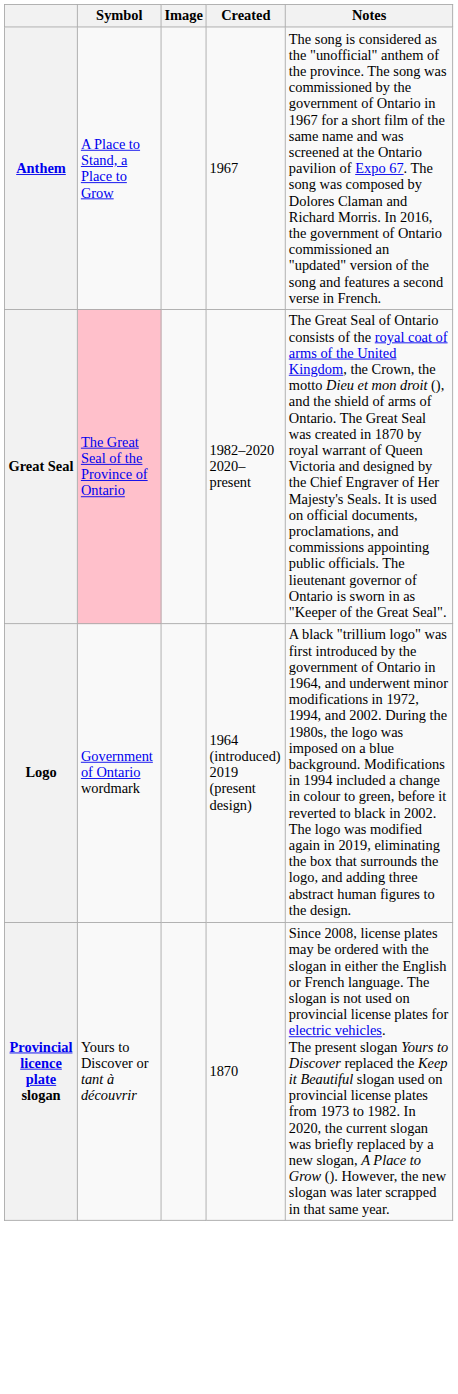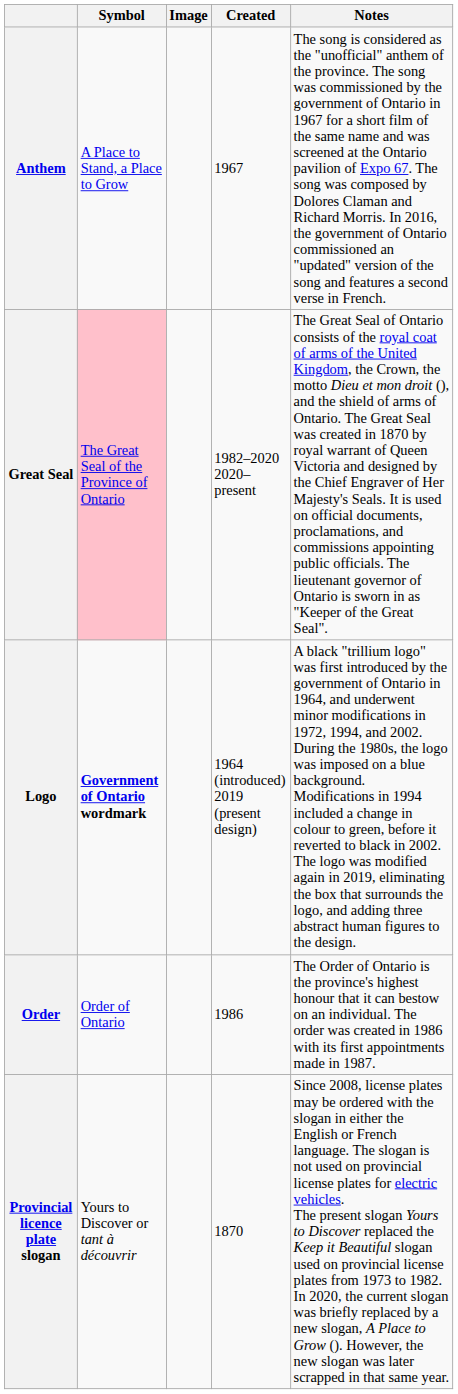(117, 772) normal -> (119, 797) bold
+ row: (41, 1014)
